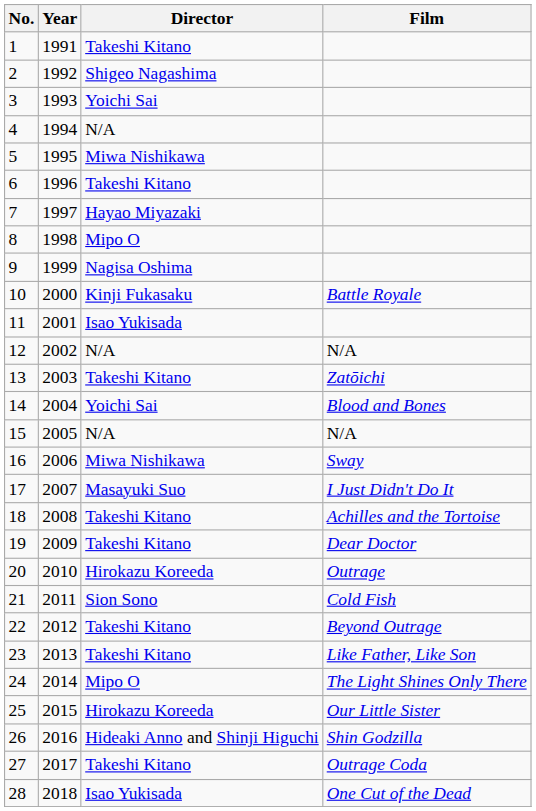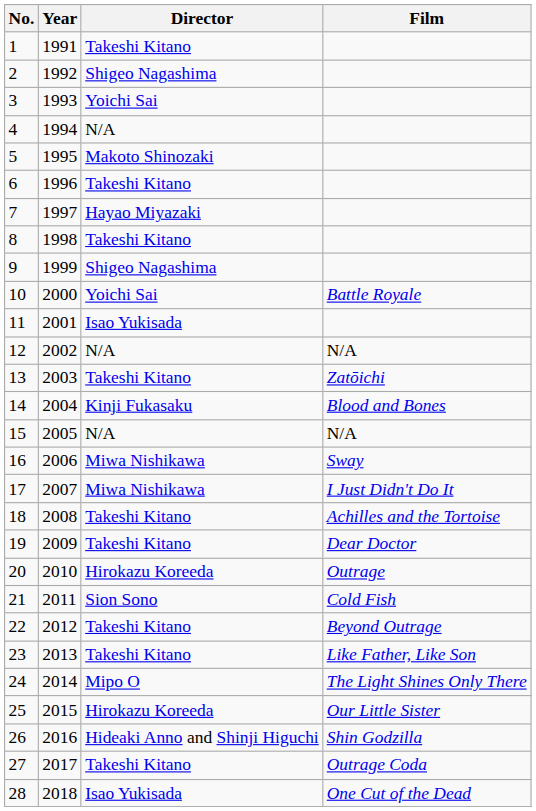(145, 156) Miwa Nishikawa -> (149, 156) Makoto Shinozaki
(113, 239) Mipo O -> (138, 239) Takeshi Kitano
(139, 267) Nagisa Oshima -> (151, 267) Shigeo Nagashima
(139, 294) Kinji Fukasaku -> (121, 294) Yoichi Sai
(121, 405) Yoichi Sai -> (139, 405) Kinji Fukasaku
(135, 488) Masayuki Suo -> (145, 488) Miwa Nishikawa
